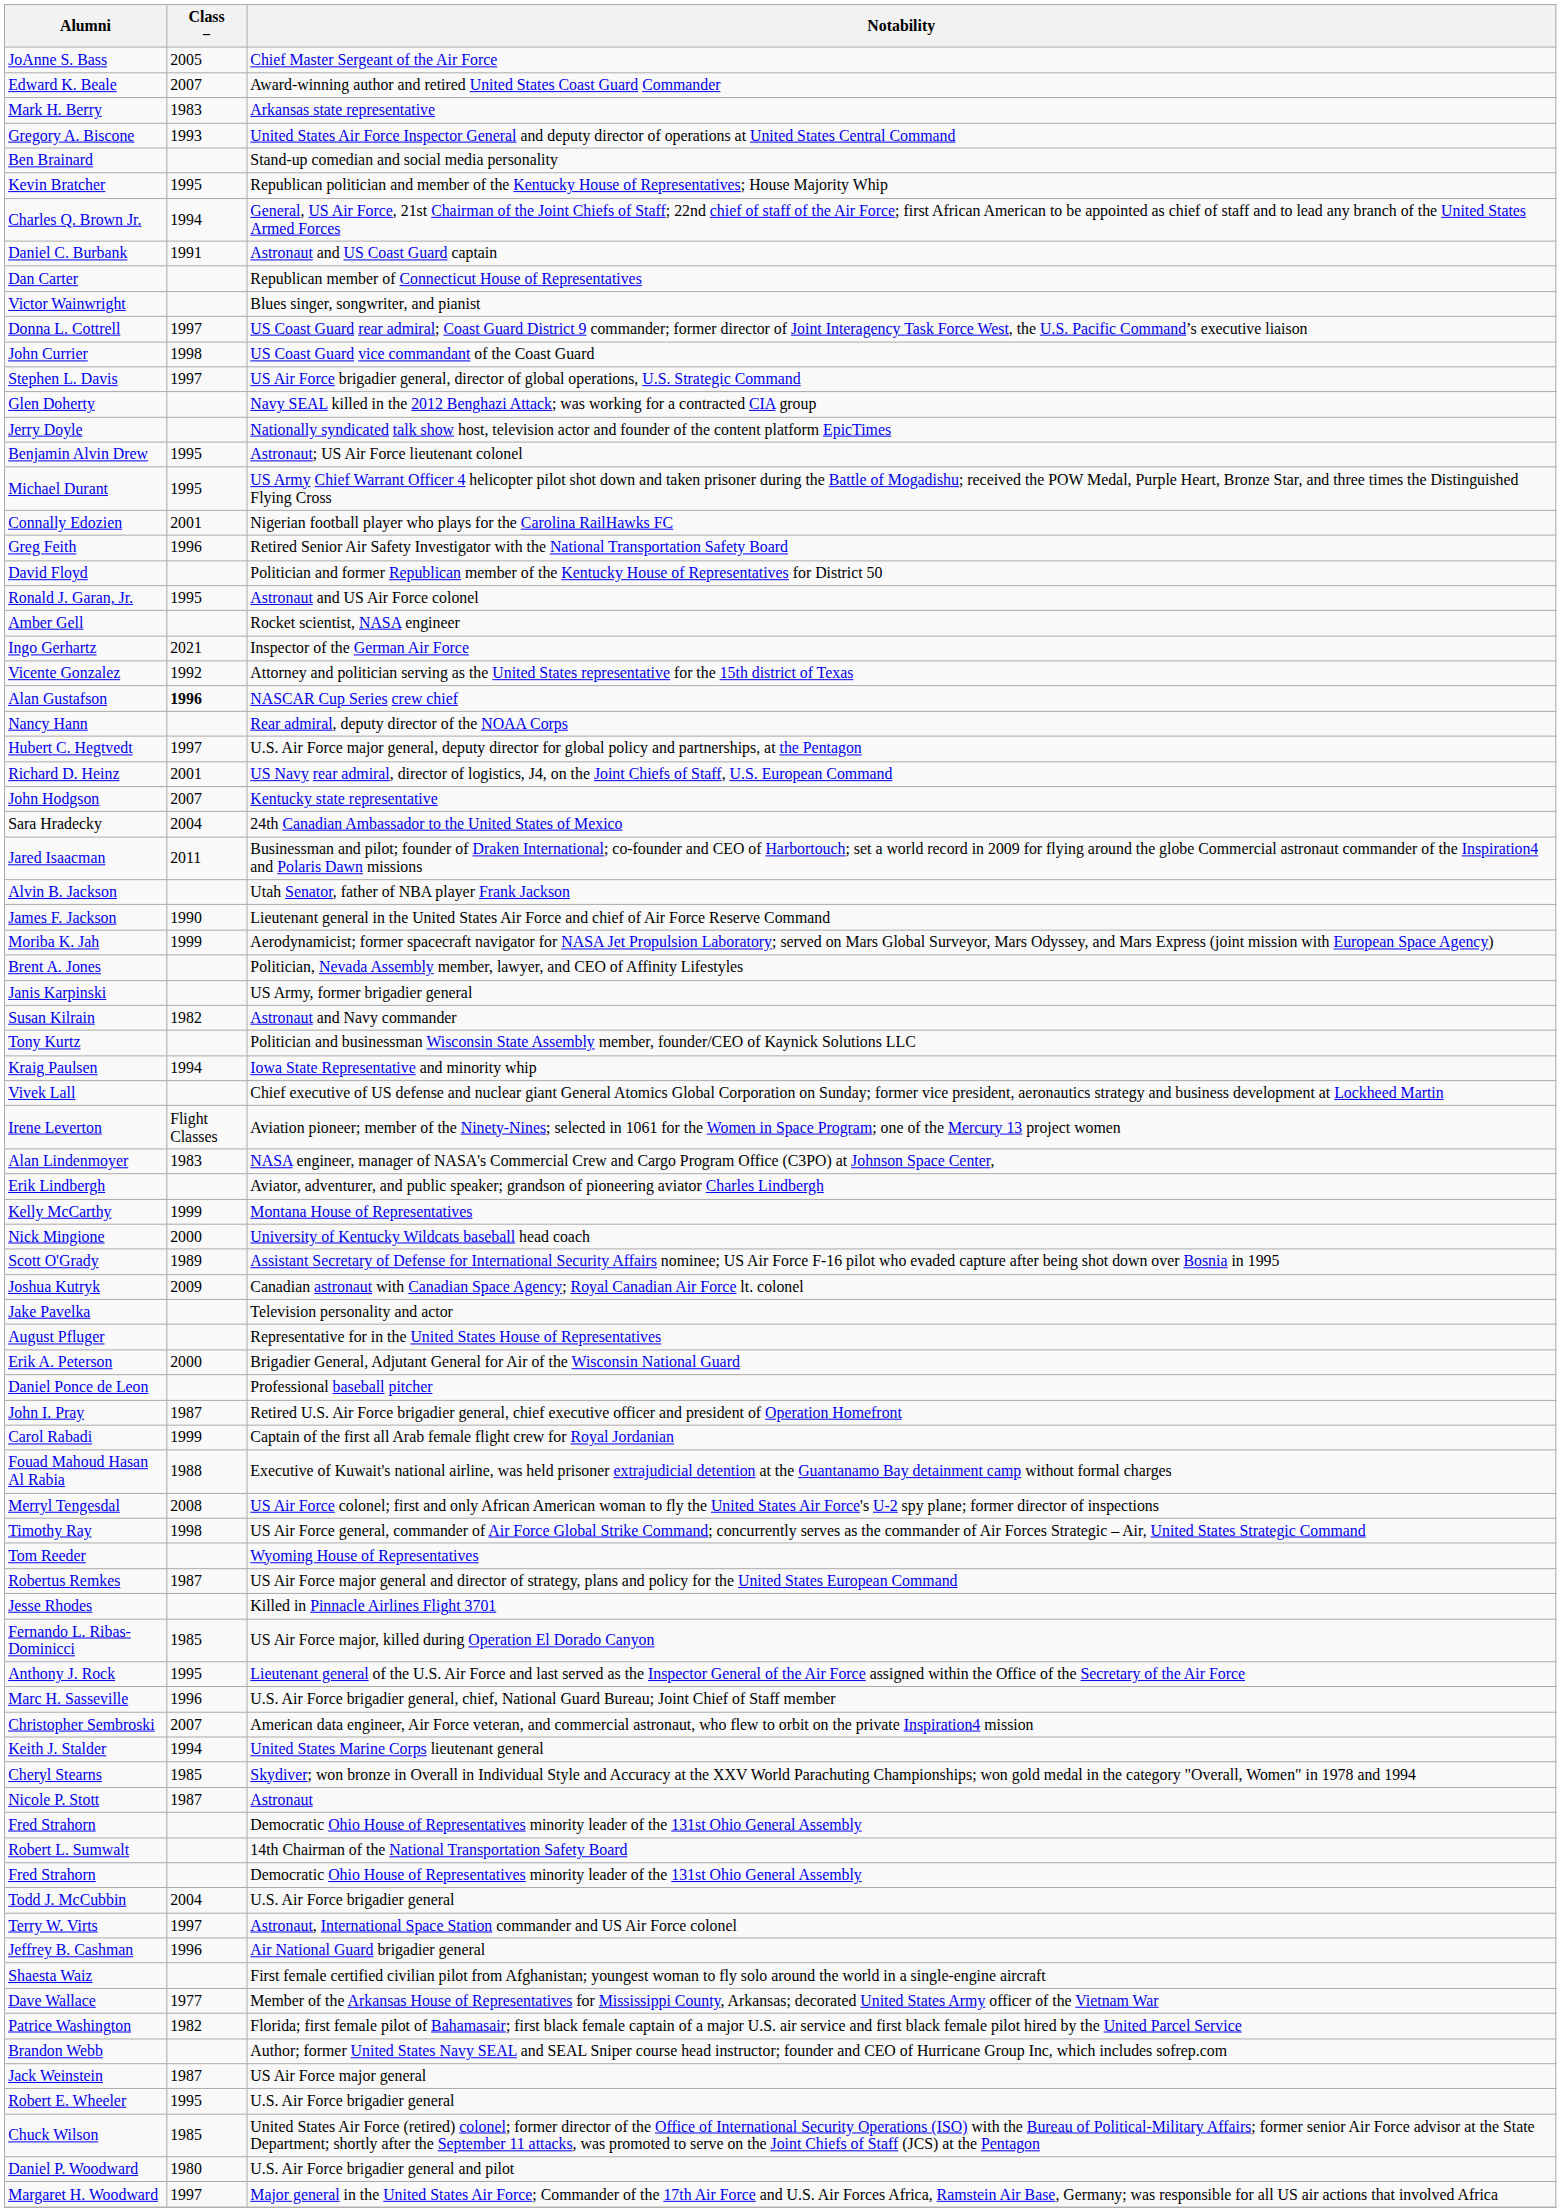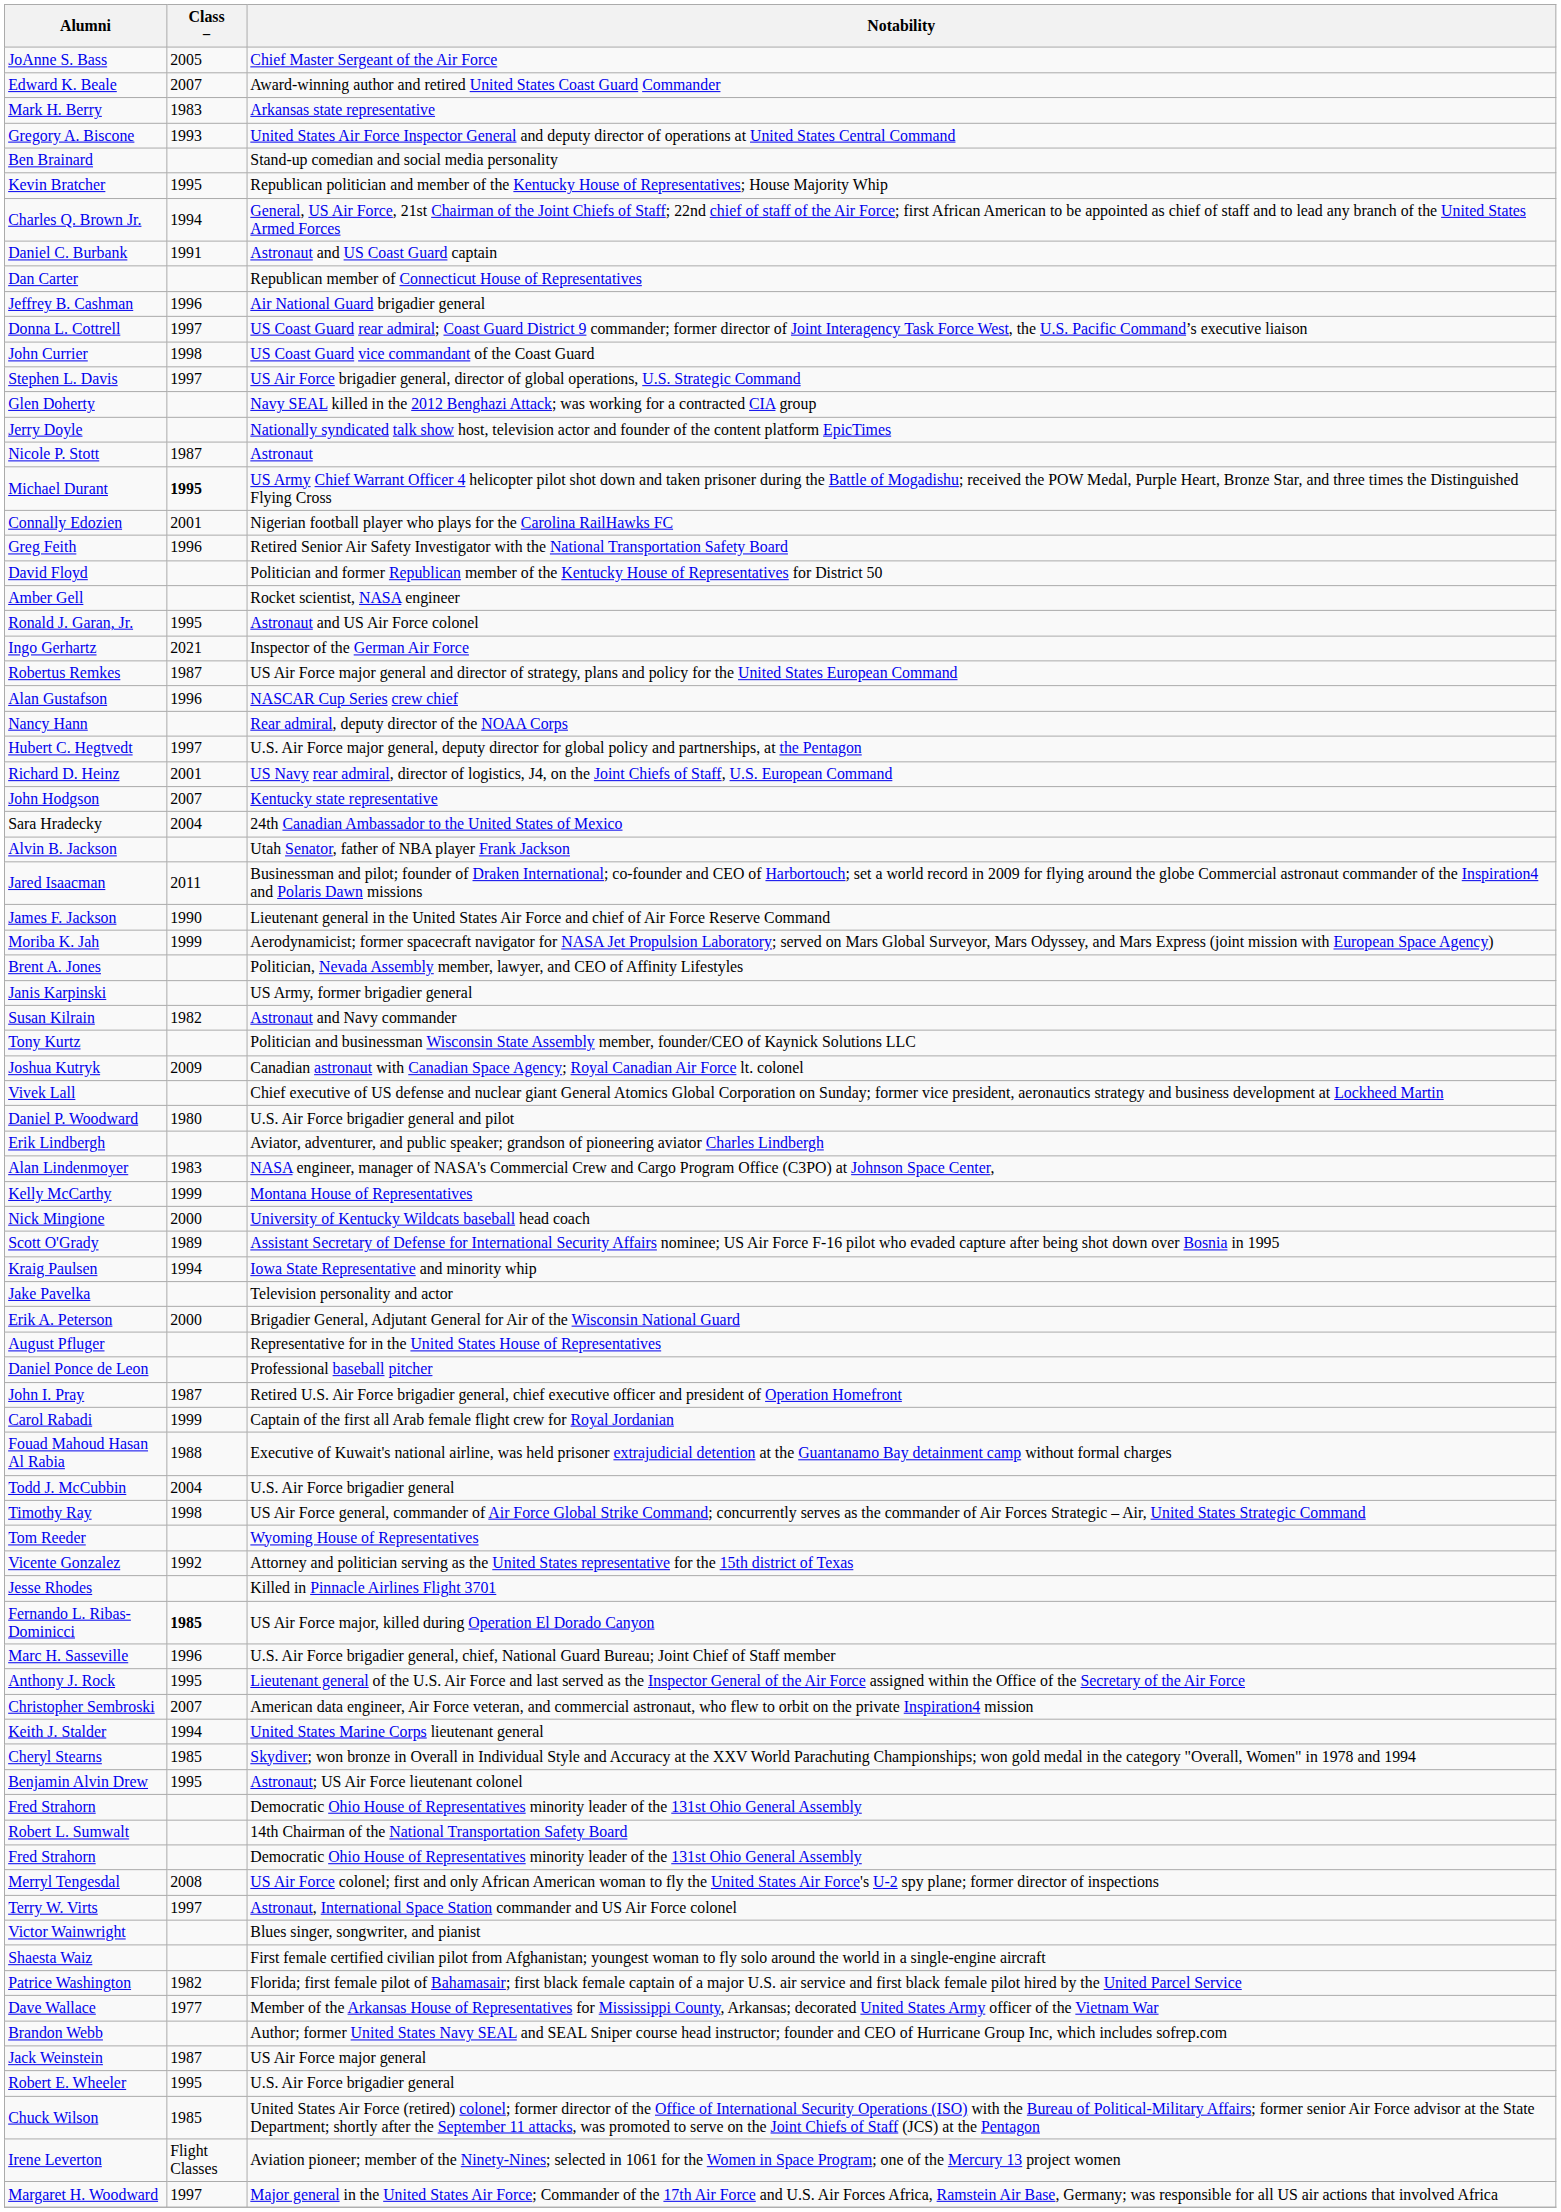rows swapped: (71, 1950) <-> (67, 303)
rows swapped: (78, 454) <-> (54, 1799)
(186, 488) normal -> (186, 488) bold
rows swapped: (71, 598) <-> (46, 623)
rows swapped: (64, 673) <-> (64, 1581)
(186, 698) bold -> (186, 698) normal
rows swapped: (57, 858) <-> (62, 892)
rows swapped: (54, 1286) <-> (53, 1068)
rows swapped: (55, 1127) <-> (73, 2169)
rows swapped: (57, 1186) <-> (68, 1161)
rows swapped: (60, 1362) <-> (56, 1337)
rows swapped: (67, 1900) <-> (64, 1505)
(186, 1640) normal -> (186, 1622) bold
rows swapped: (62, 1674) <-> (68, 1699)
rows swapped: (52, 2000) <-> (70, 2025)
